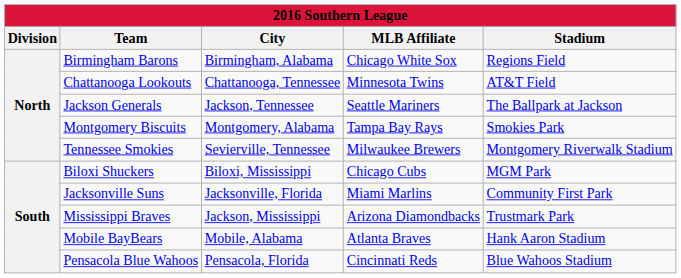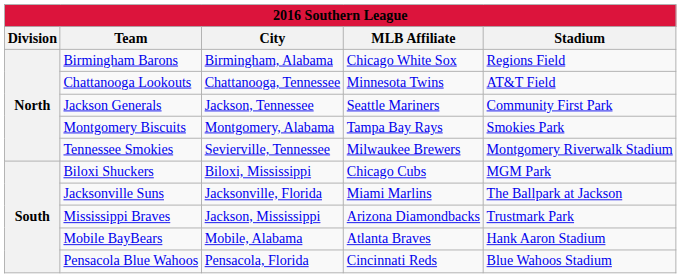(554, 104) The Ballpark at Jackson -> (550, 104) Community First Park
(550, 194) Community First Park -> (554, 194) The Ballpark at Jackson
